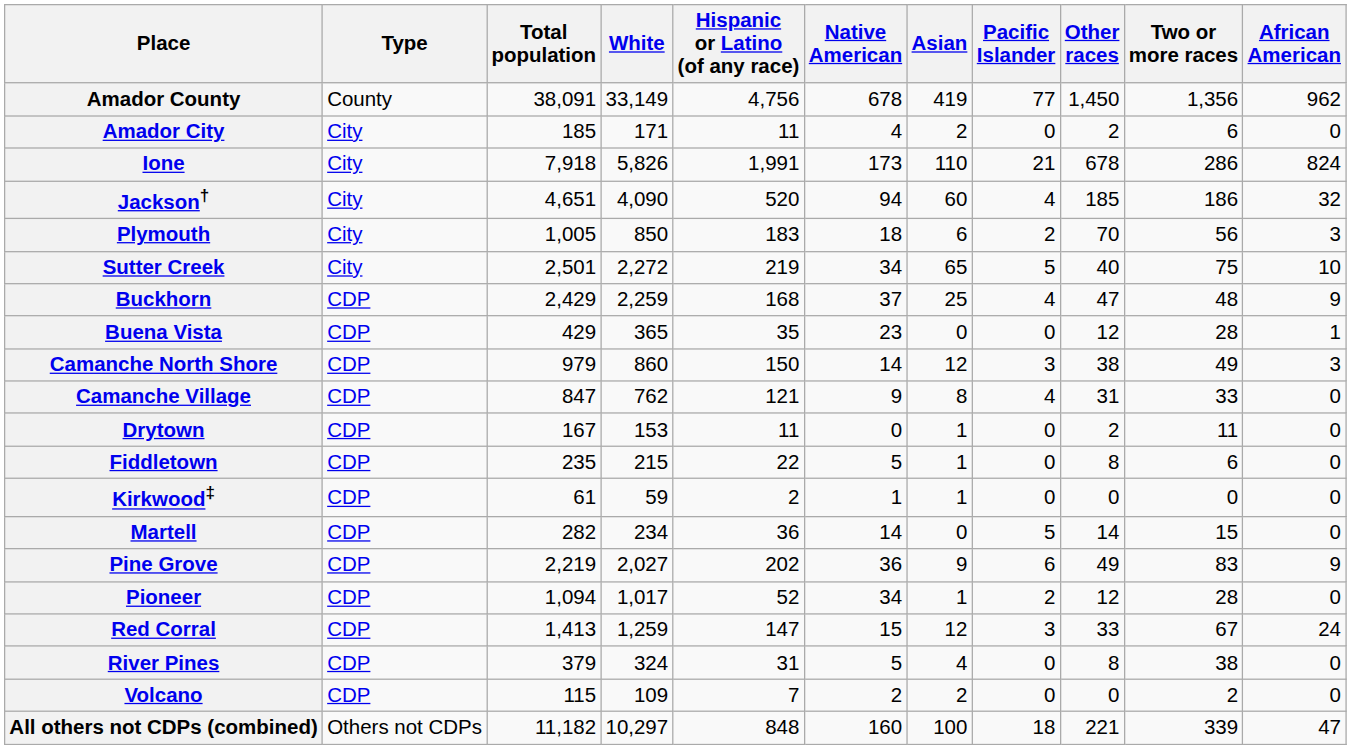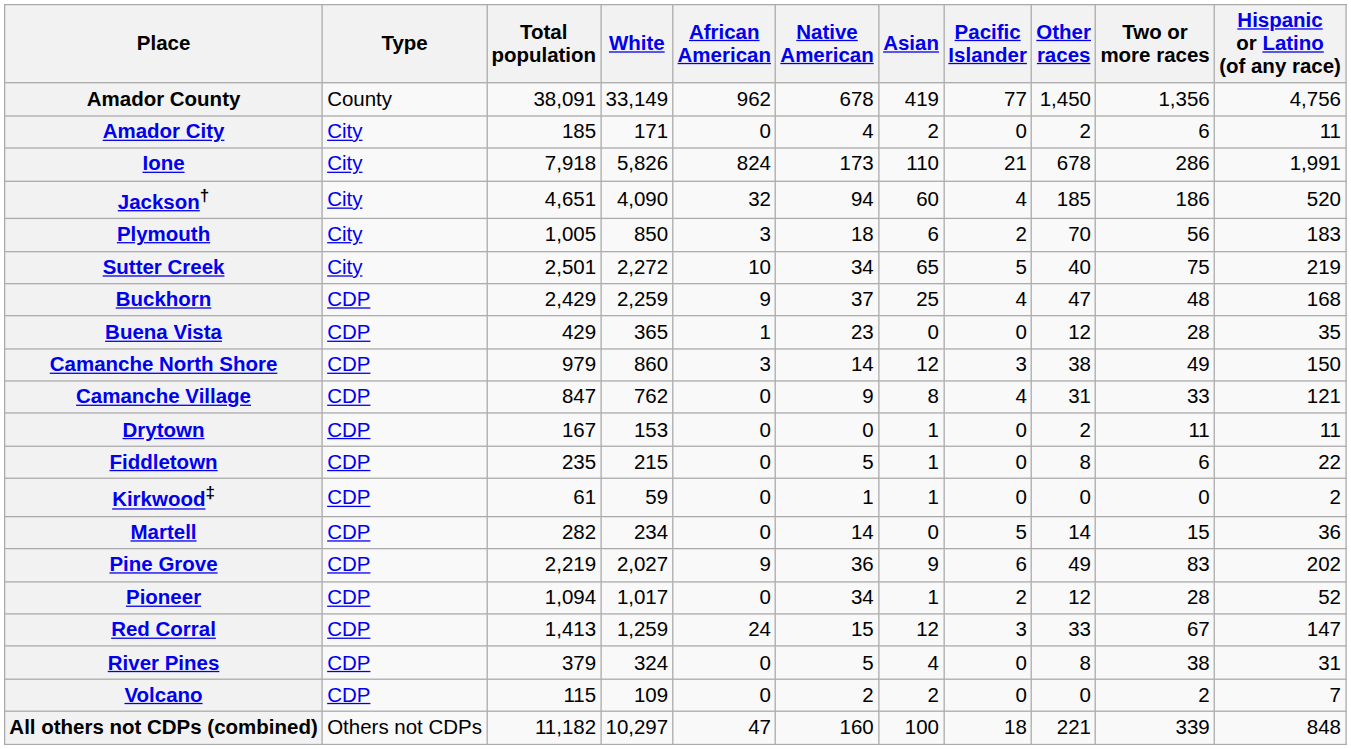columns swapped: (1294, 43) <-> (738, 43)
